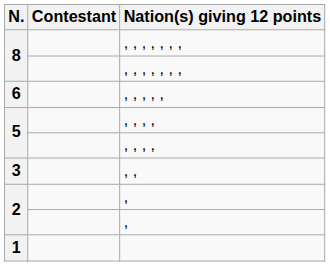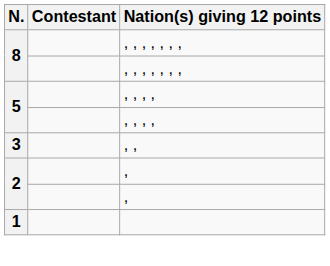- row: (16, 94)
